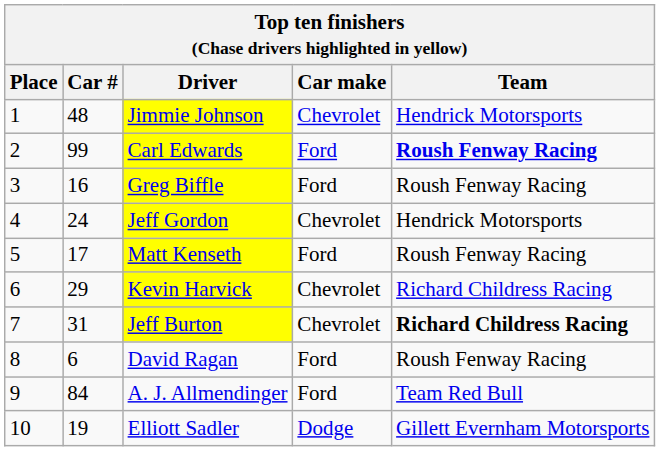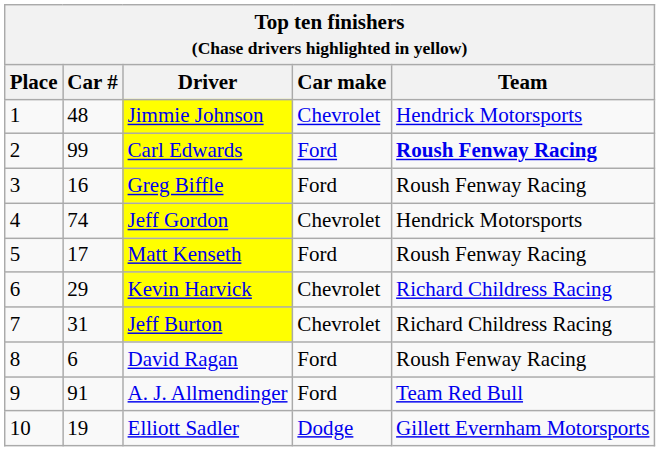(78, 220) 24 -> (78, 220) 74
(512, 324) bold -> (504, 324) normal
(78, 393) 84 -> (78, 393) 91
